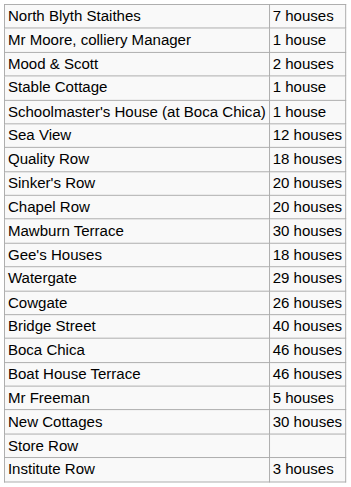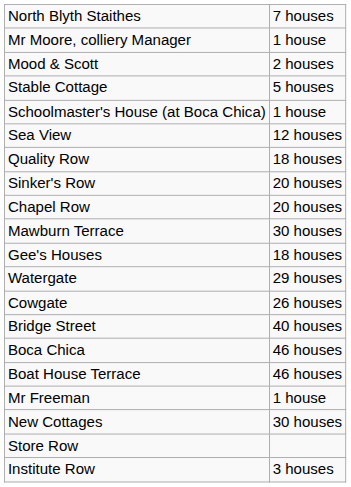(299, 87) 1 house -> (303, 87) 5 houses
(303, 398) 5 houses -> (299, 398) 1 house
